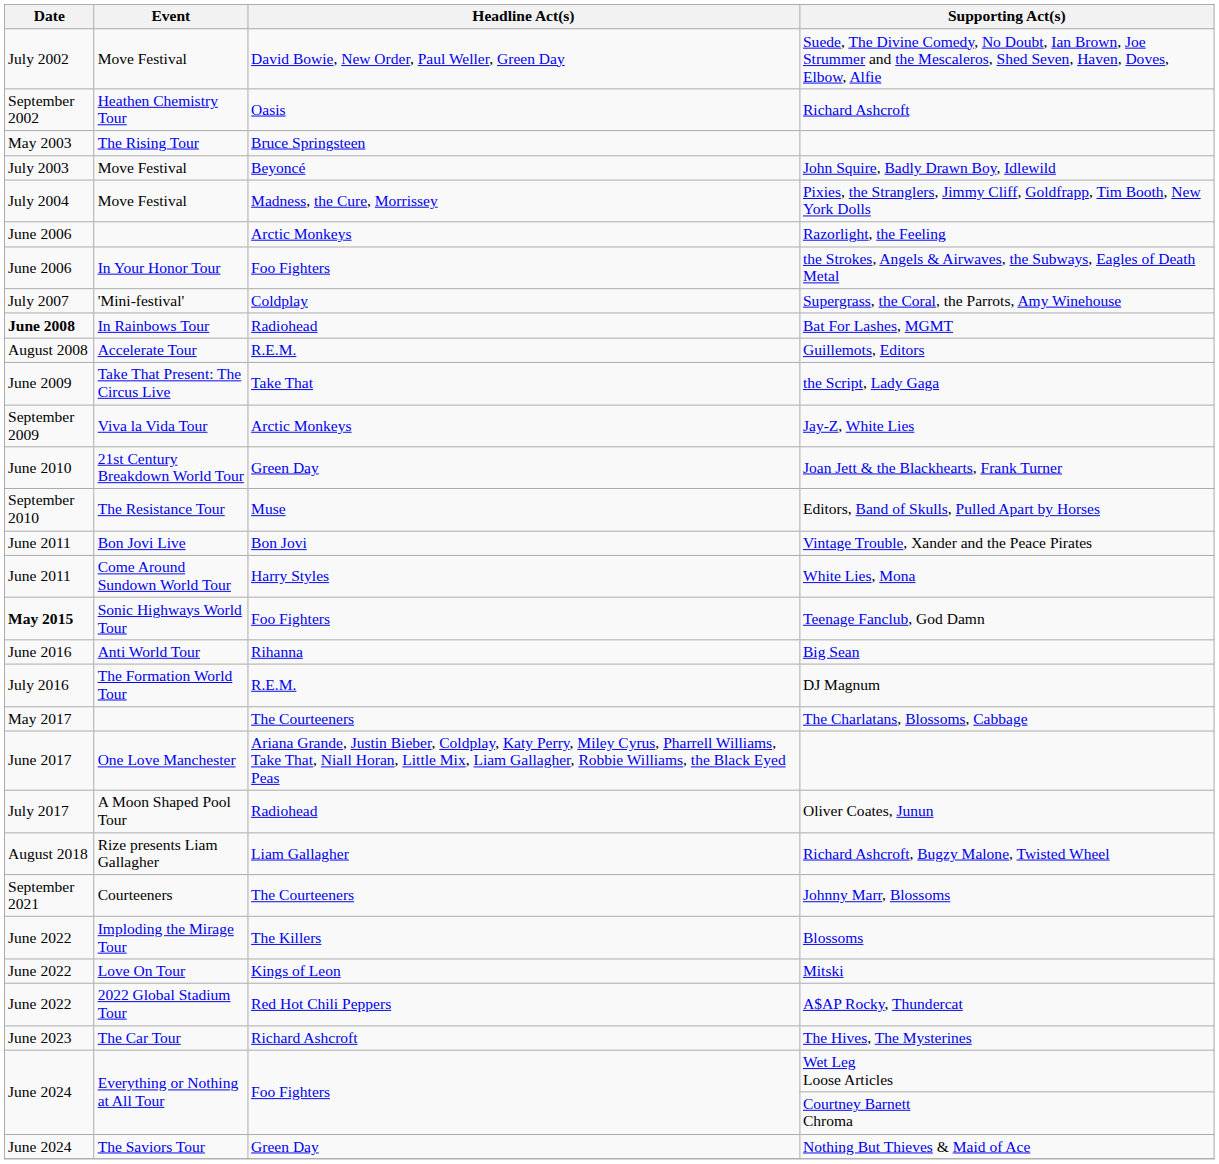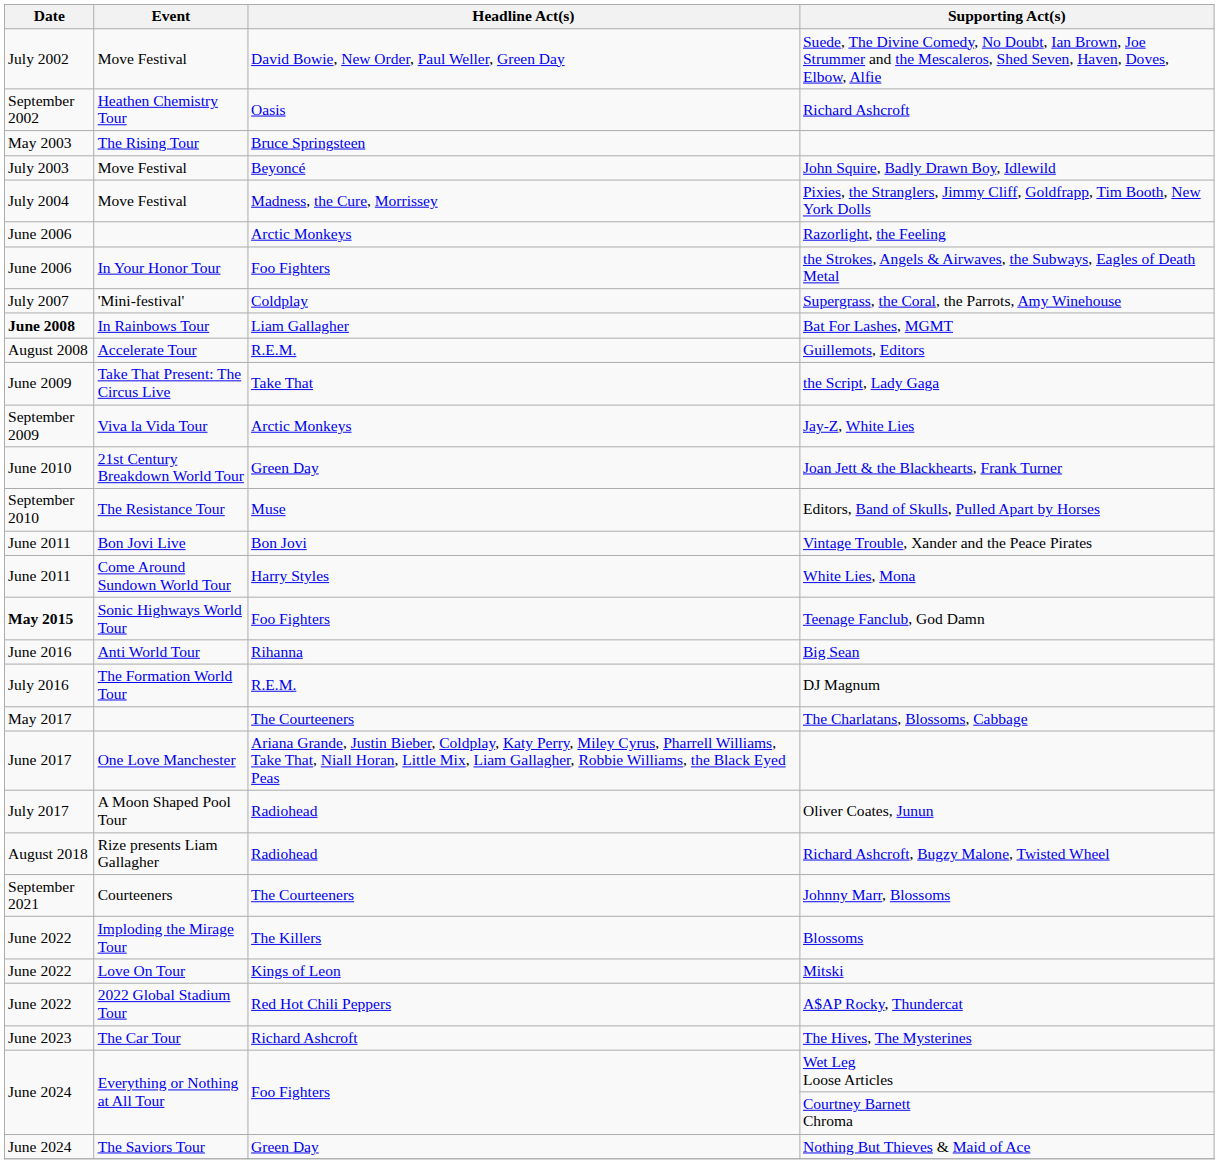(284, 325) Radiohead -> (300, 325) Liam Gallagher
(300, 853) Liam Gallagher -> (284, 853) Radiohead
